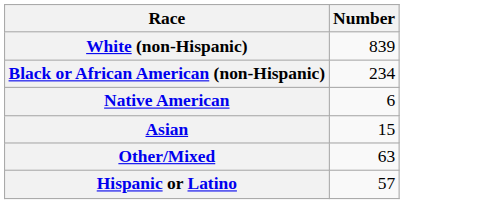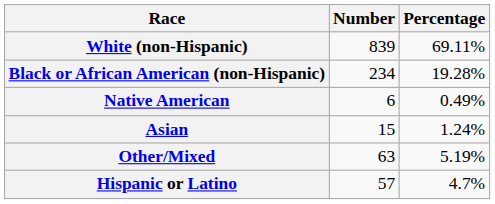+ column: (444, 18)
